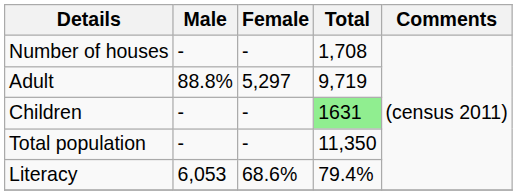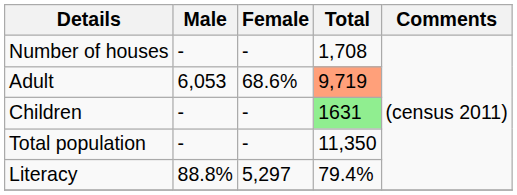(205, 81) 88.8% -> (202, 81) 6,053
(266, 81) 5,297 -> (270, 81) 68.6%
(343, 81) no background -> (343, 81) lightsalmon background
(202, 174) 6,053 -> (205, 174) 88.8%
(270, 174) 68.6% -> (266, 174) 5,297
